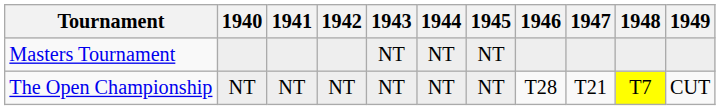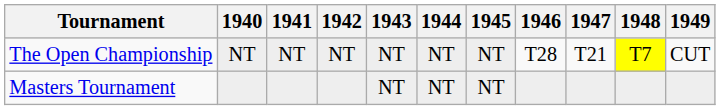rows swapped: (92, 54) <-> (111, 88)
